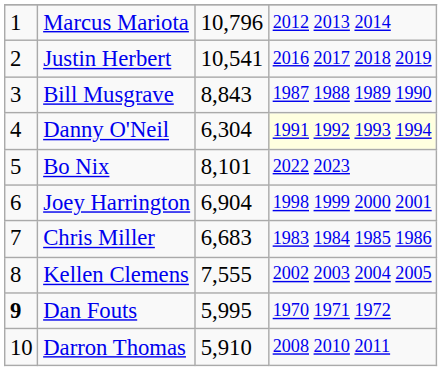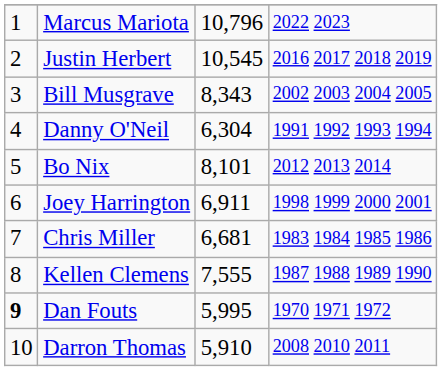(332, 22) 2012 2013 2014 -> (311, 22) 2022 2023
(232, 58) 10,541 -> (232, 58) 10,545
(226, 94) 8,843 -> (226, 94) 8,343
(352, 94) 1987 1988 1989 1990 -> (352, 94) 2002 2003 2004 2005
(352, 130) lightyellow background -> (352, 130) no background
(311, 166) 2022 2023 -> (332, 166) 2012 2013 2014
(226, 202) 6,904 -> (226, 202) 6,911
(226, 238) 6,683 -> (226, 238) 6,681
(352, 274) 2002 2003 2004 2005 -> (352, 274) 1987 1988 1989 1990
